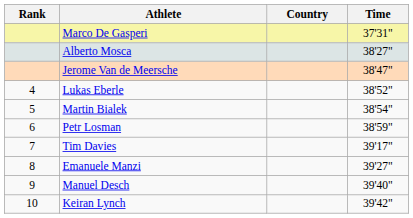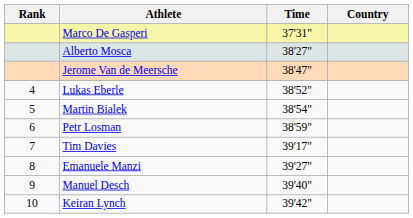columns swapped: (307, 14) <-> (378, 14)
